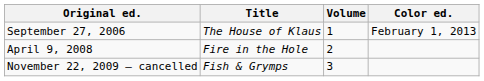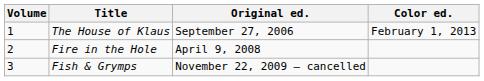columns swapped: (346, 13) <-> (102, 13)
